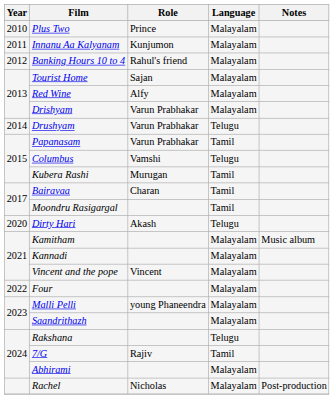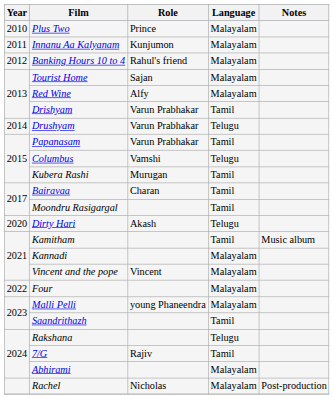(234, 110) Malayalam -> (222, 110) Tamil
(234, 239) Malayalam -> (222, 239) Tamil
(234, 321) Malayalam -> (222, 321) Tamil
